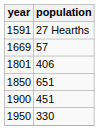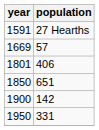(45, 99) 451 -> (45, 99) 142
(45, 116) 330 -> (45, 116) 331
